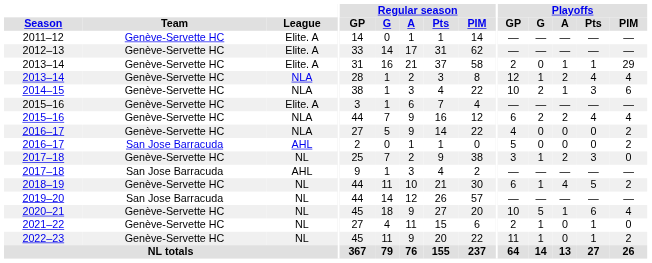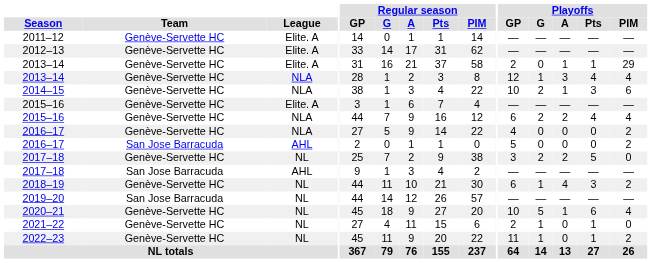(565, 77) 2 -> (565, 77) 3
(541, 158) 1 -> (541, 158) 2
(593, 158) 3 -> (593, 158) 5
(593, 185) 5 -> (593, 185) 3
